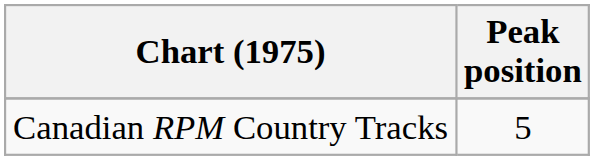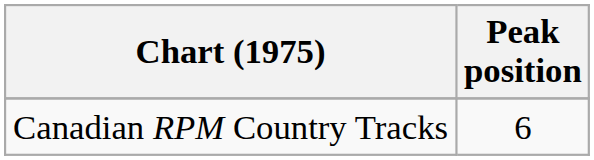(523, 126) 5 -> (523, 126) 6
